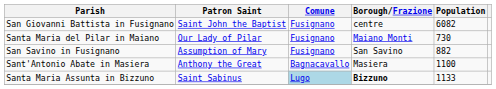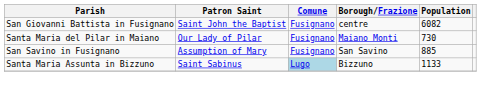(443, 51) 882 -> (429, 51) 885
- row: (78, 64)
(371, 78) bold -> (356, 64) normal
